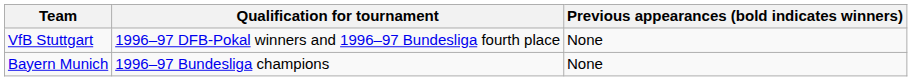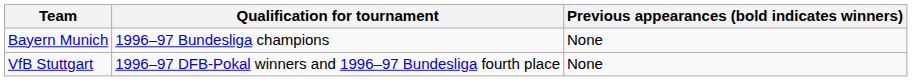rows swapped: (58, 64) <-> (51, 40)
